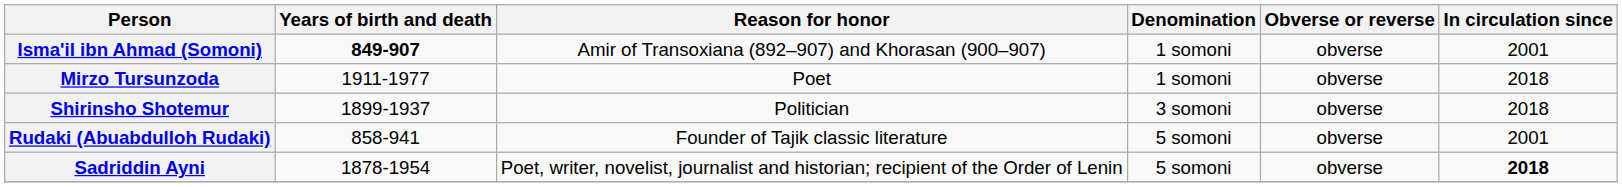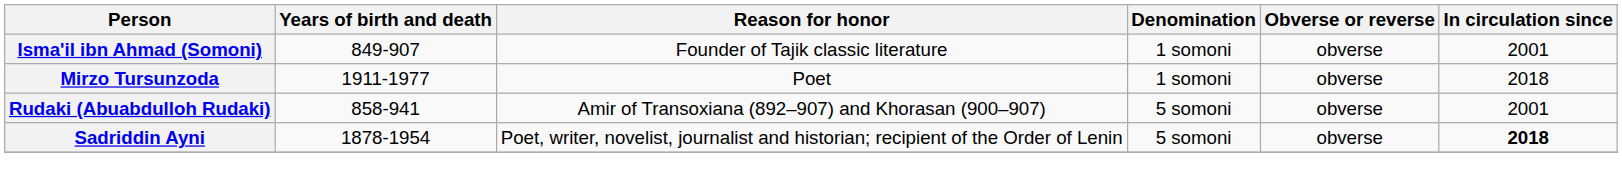(386, 49) bold -> (386, 49) normal
(812, 49) Amir of Transoxiana (892–907) and Khorasan (900–907) -> (812, 49) Founder of Tajik classic literature
- row: (140, 108)
(812, 138) Founder of Tajik classic literature -> (812, 108) Amir of Transoxiana (892–907) and Khorasan (900–907)
